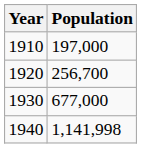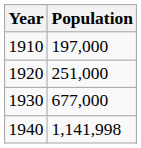(80, 73) 256,700 -> (80, 73) 251,000
